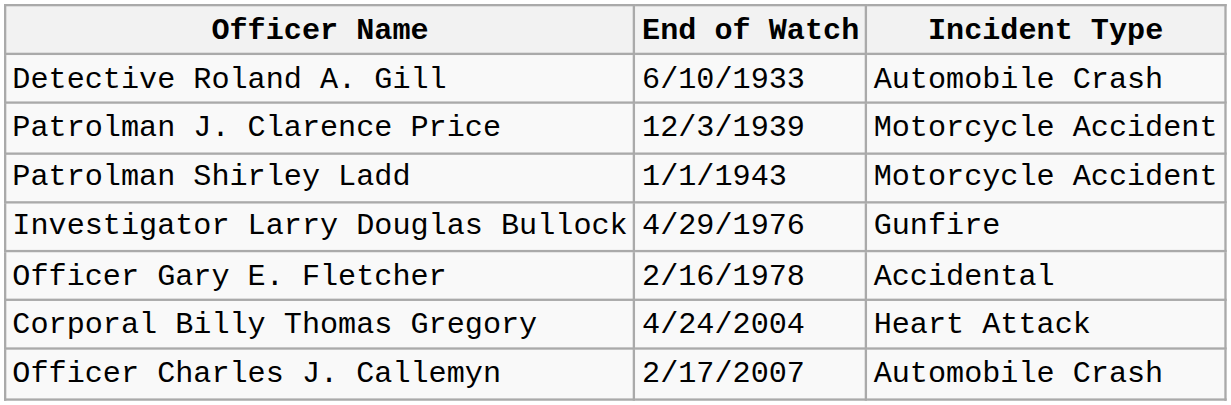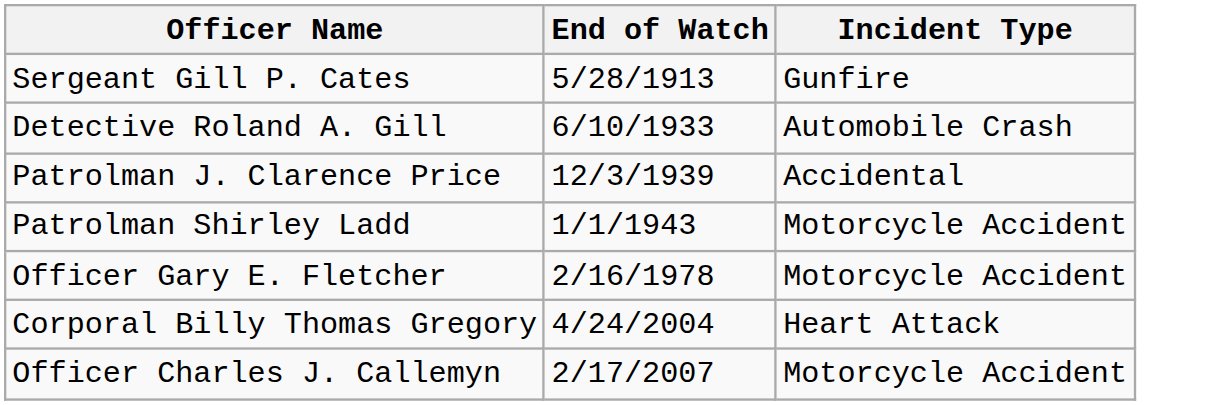+ row: (211, 79)
(1046, 128) Motorcycle Accident -> (874, 177) Accidental
- row: (320, 226)
(964, 276) Accidental -> (955, 276) Motorcycle Accident
(1018, 374) Automobile Crash -> (955, 374) Motorcycle Accident
